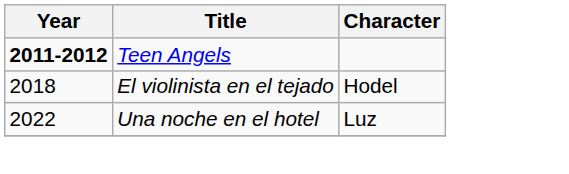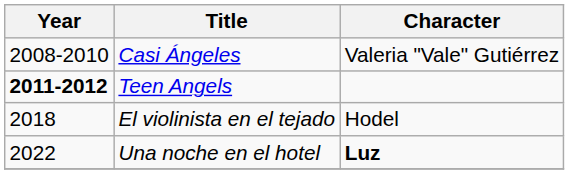+ row: (179, 54)
(360, 120) normal -> (363, 153) bold
